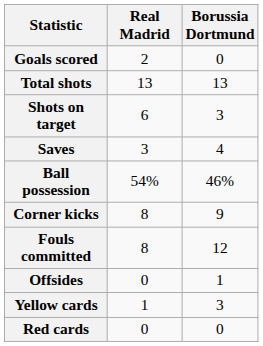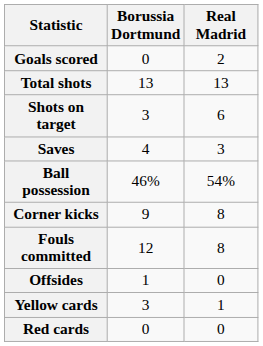columns swapped: (220, 25) <-> (145, 25)
